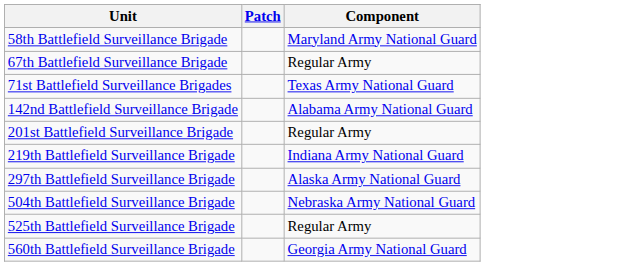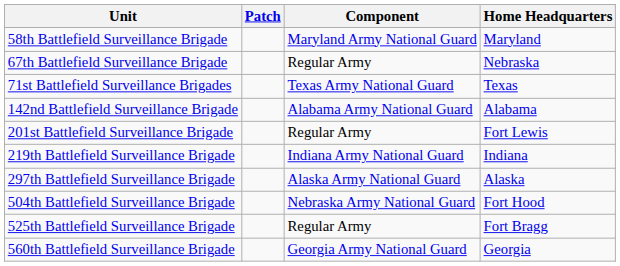+ column: (548, 16)
